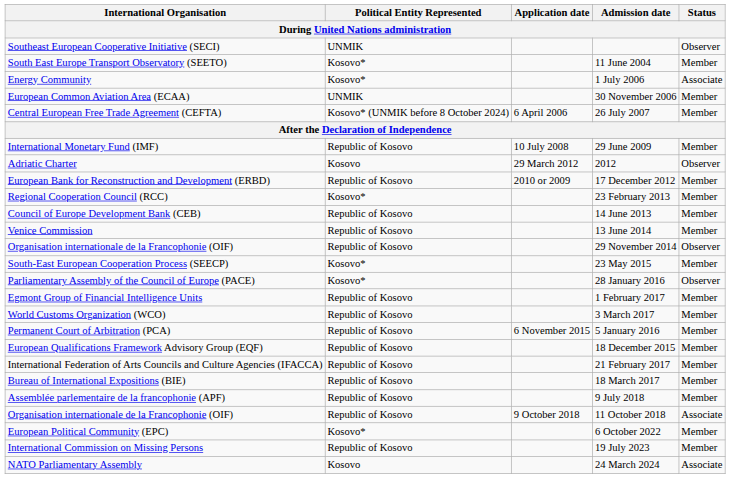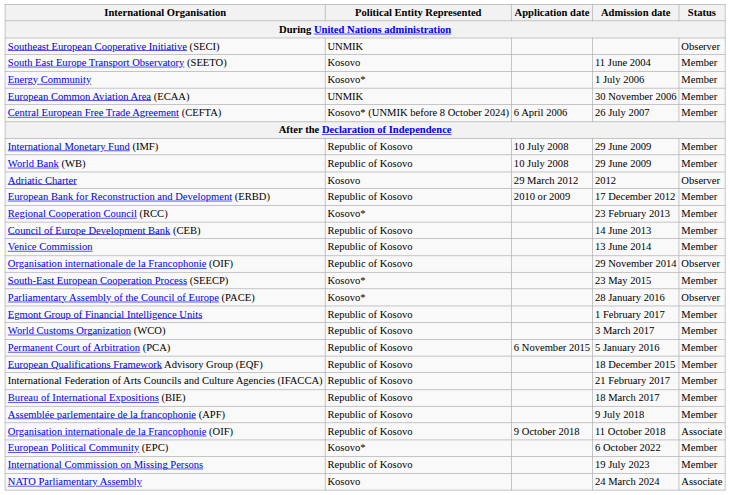(347, 63) Kosovo* -> (344, 63) Kosovo
(702, 79) Associate -> (699, 79) Member
+ row: (47, 163)
